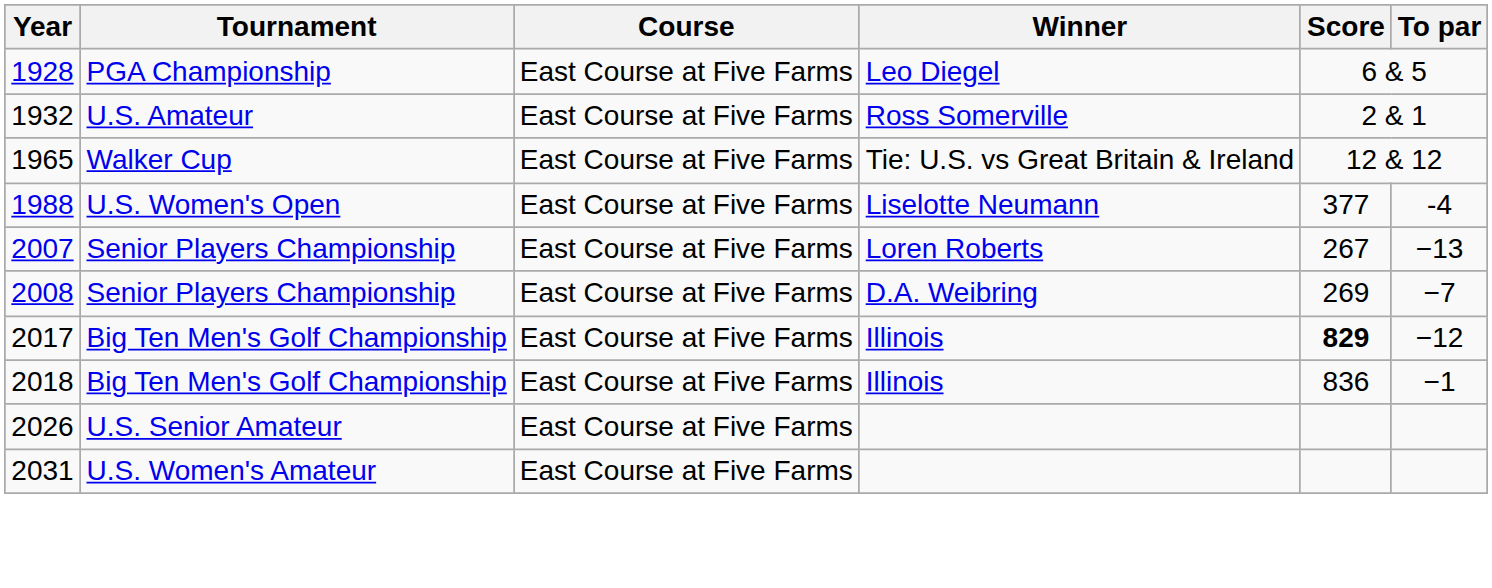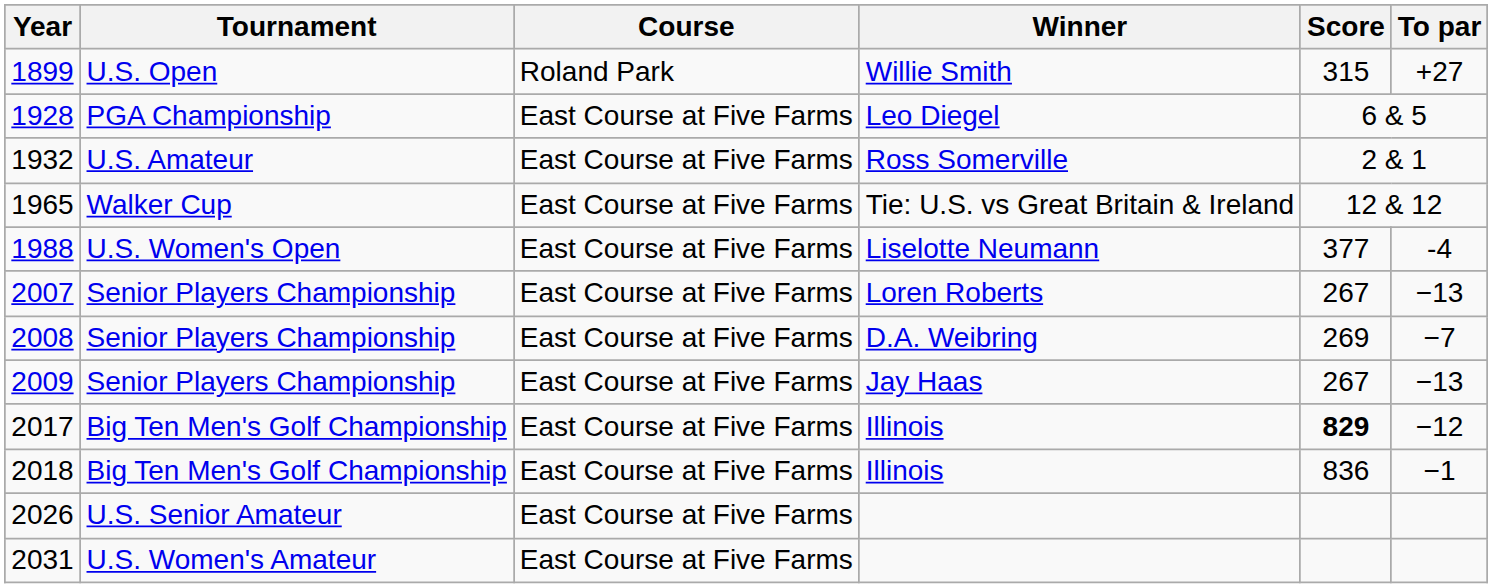+ row: (42, 71)
+ row: (42, 381)
